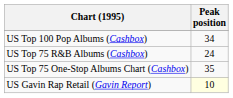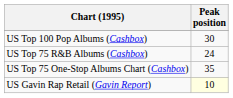(209, 38) 34 -> (209, 38) 30
